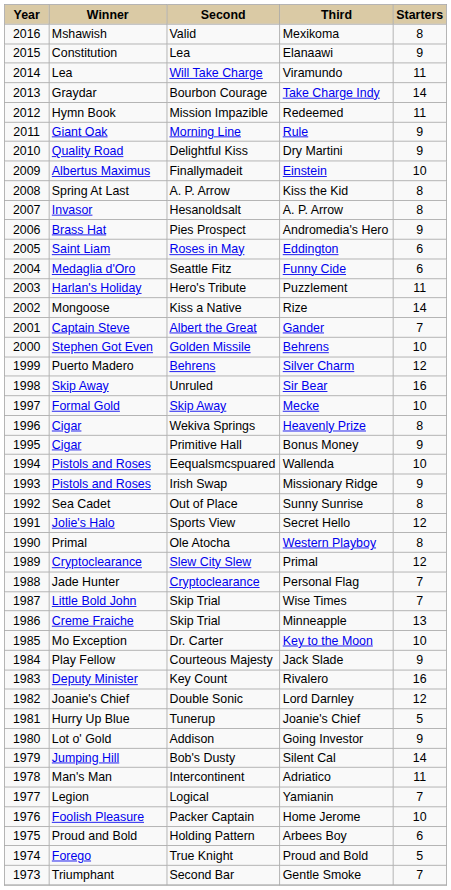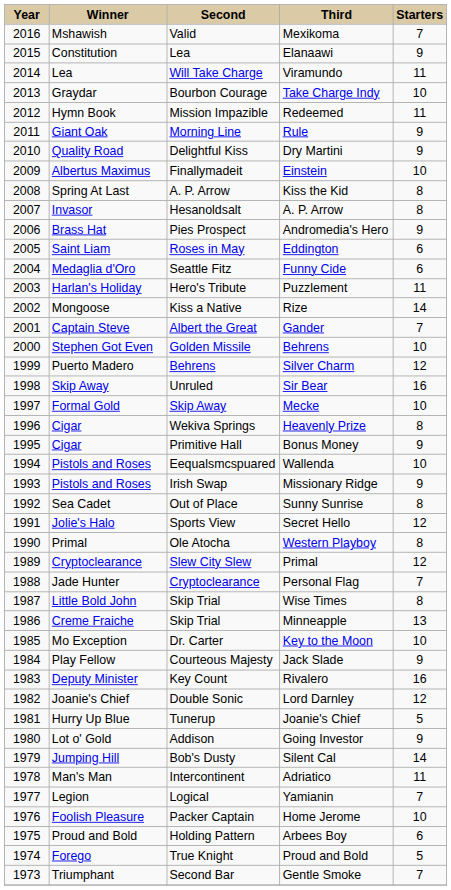(420, 34) 8 -> (420, 34) 7
(420, 93) 14 -> (420, 93) 10
(420, 602) 7 -> (420, 602) 8
